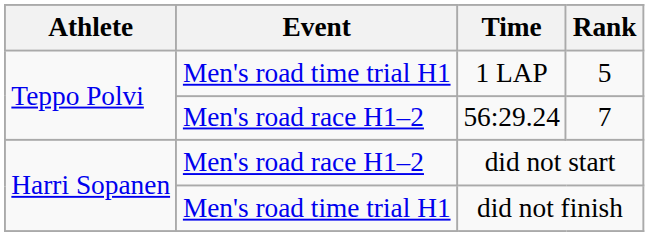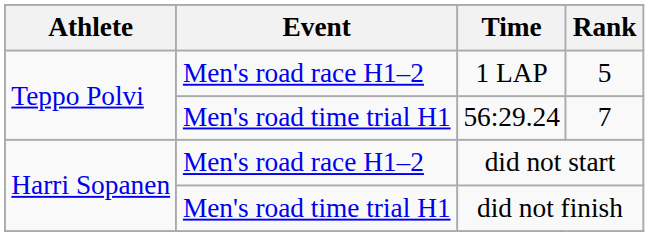(317, 72) Men's road time trial H1 -> (303, 72) Men's road race H1–2
(303, 117) Men's road race H1–2 -> (317, 117) Men's road time trial H1
